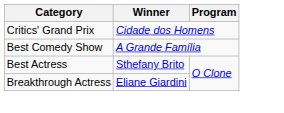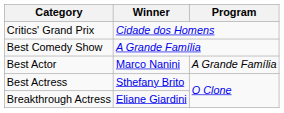+ row: (32, 64)
